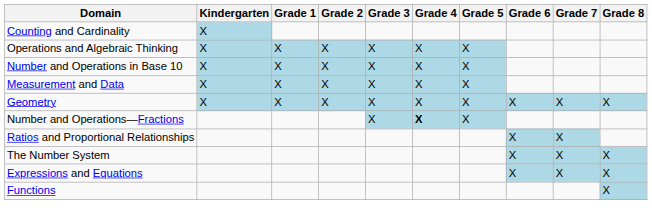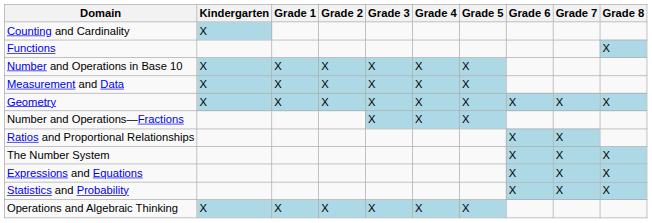rows swapped: (92, 48) <-> (31, 191)
(419, 119) bold -> (419, 119) normal
+ row: (68, 191)
